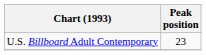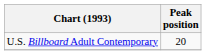(181, 41) 23 -> (181, 41) 20
